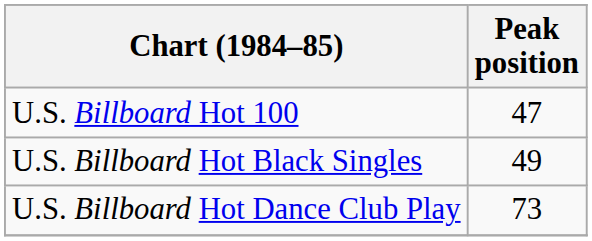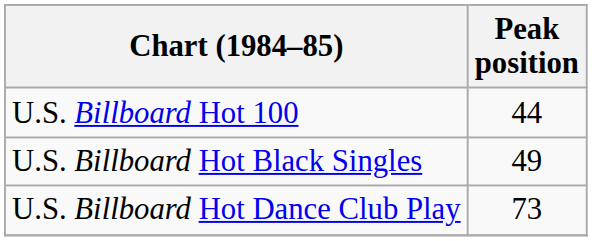(527, 112) 47 -> (527, 112) 44
